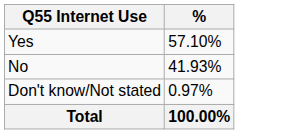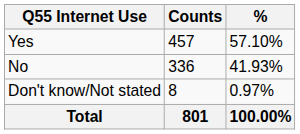+ column: (195, 16)
